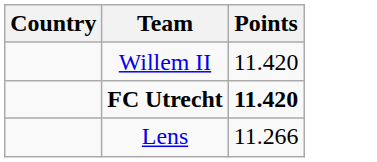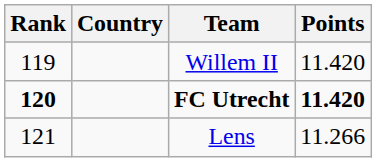+ column: (38, 23)
